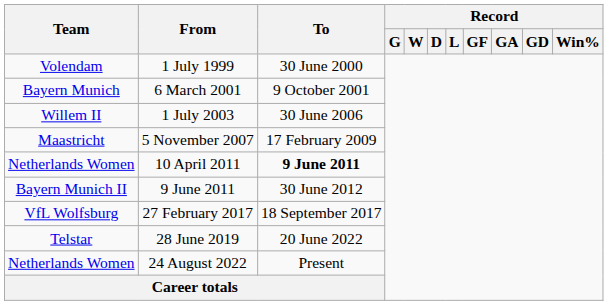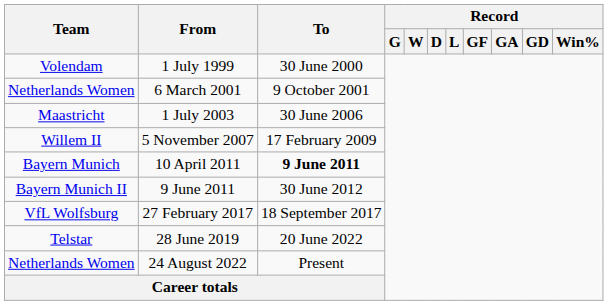(71, 90) Bayern Munich -> (71, 90) Netherlands Women
(71, 115) Willem II -> (71, 115) Maastricht
(71, 139) Maastricht -> (71, 139) Willem II
(71, 164) Netherlands Women -> (71, 164) Bayern Munich
